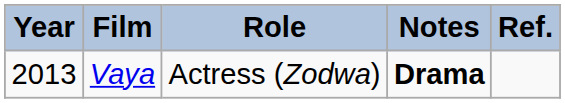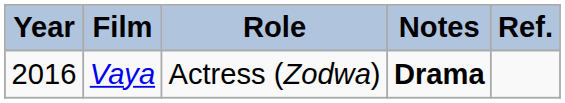(44, 73) 2013 -> (44, 73) 2016
